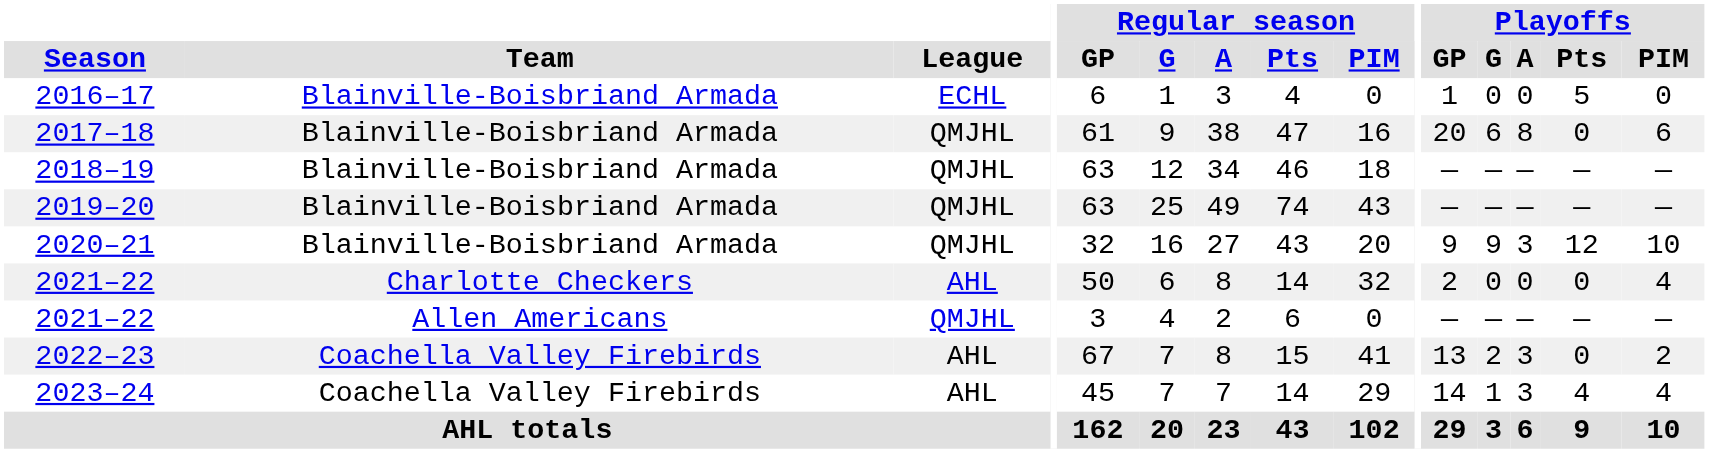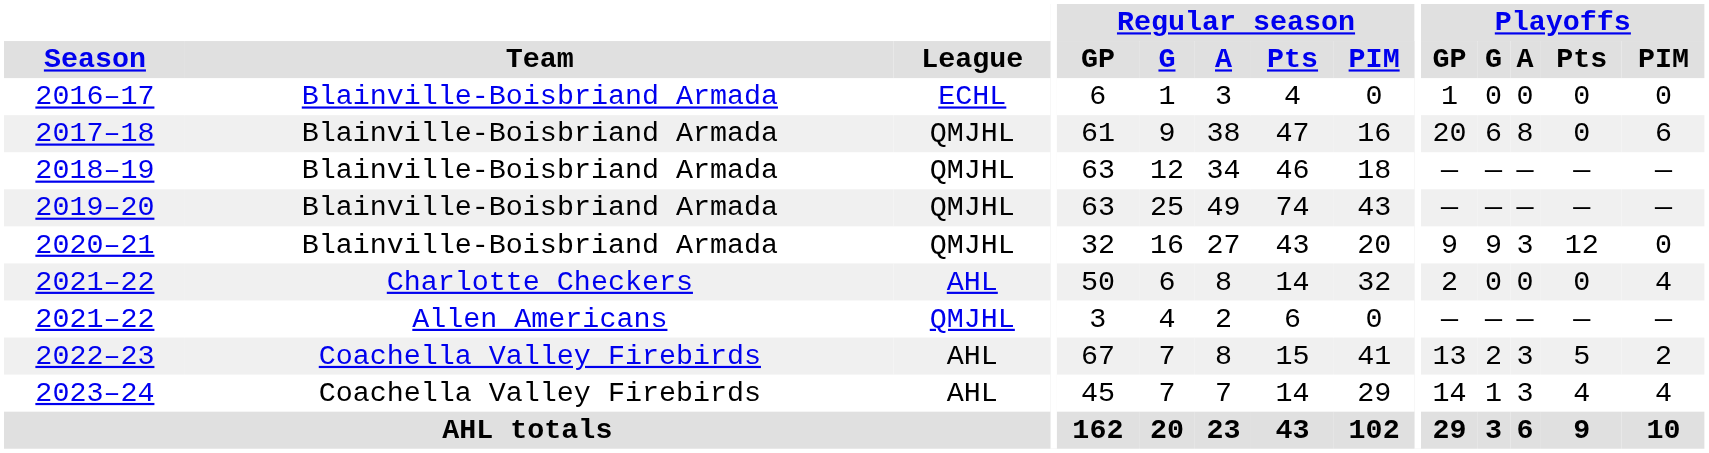(1582, 97) 5 -> (1582, 97) 0
(1663, 245) 10 -> (1663, 245) 0
(1582, 356) 0 -> (1582, 356) 5
